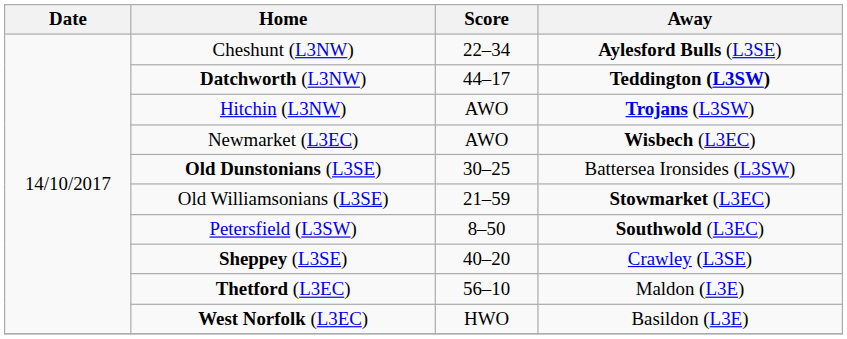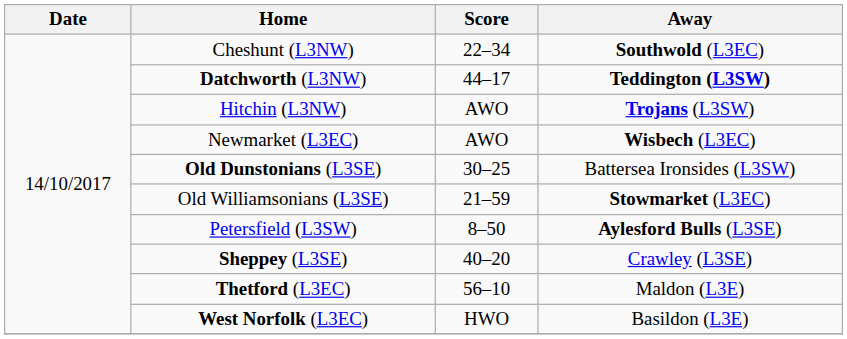(690, 49) Aylesford Bulls (L3SE) -> (690, 49) Southwold (L3EC)
(690, 229) Southwold (L3EC) -> (690, 229) Aylesford Bulls (L3SE)
